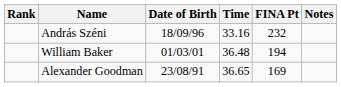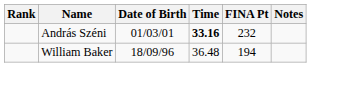(183, 33) 18/09/96 -> (152, 33) 01/03/01
(236, 33) normal -> (206, 33) bold
(183, 52) 01/03/01 -> (152, 52) 18/09/96
- row: (92, 71)
